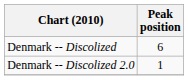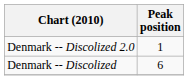rows swapped: (62, 46) <-> (71, 65)
